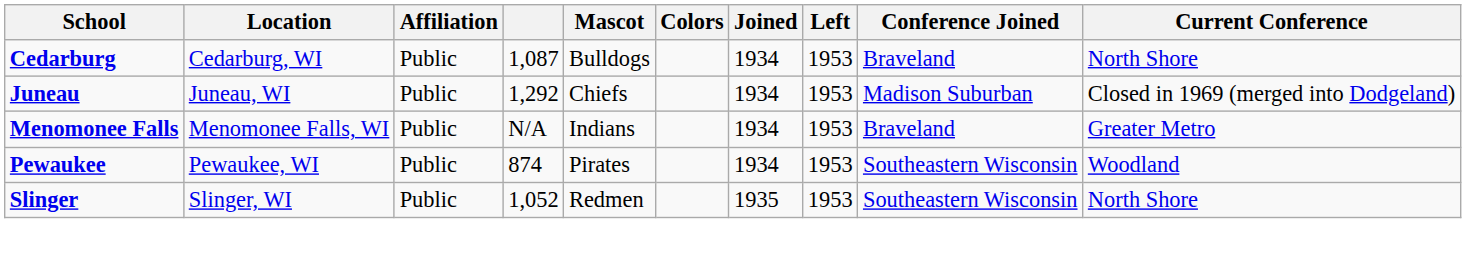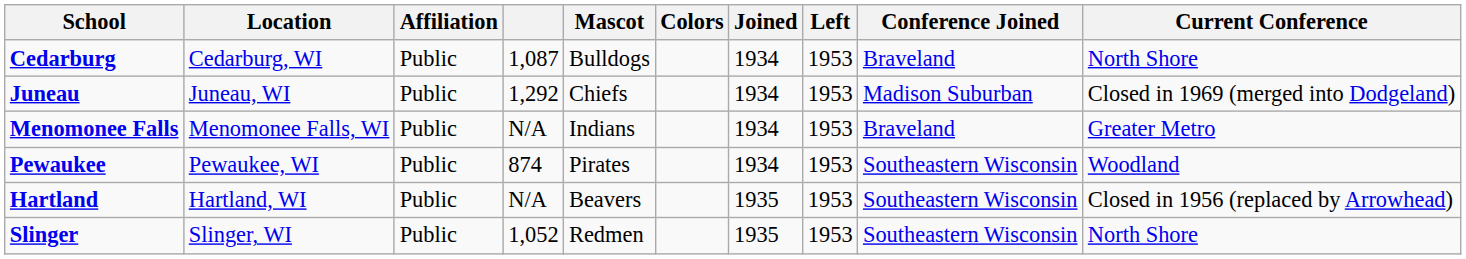+ row: (54, 199)
